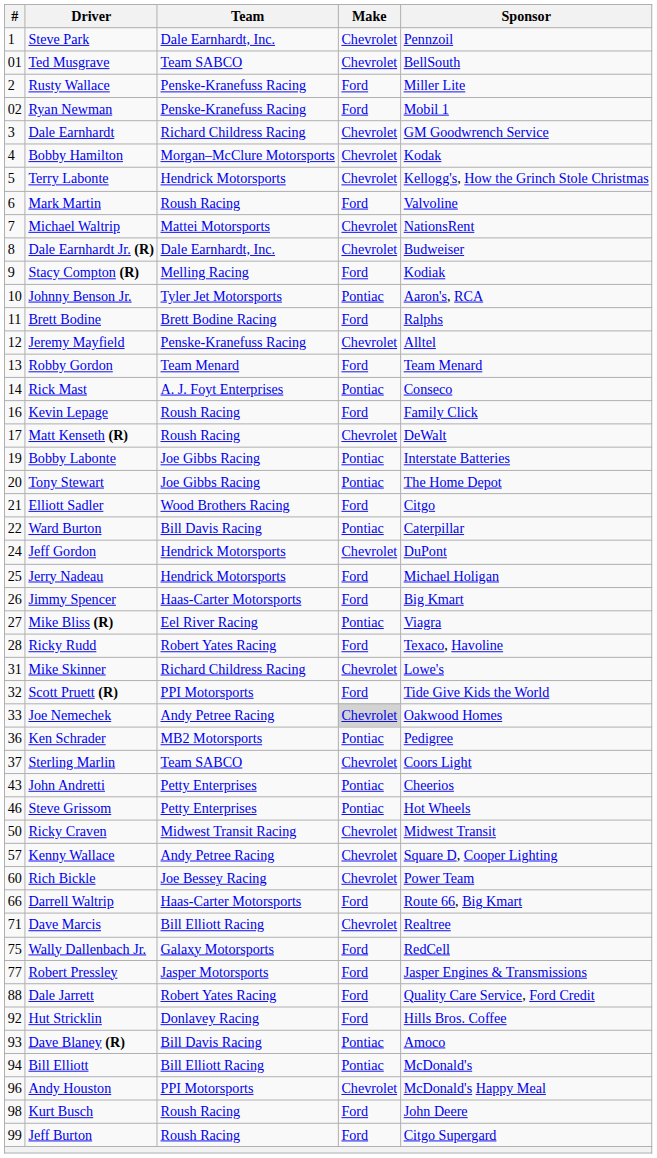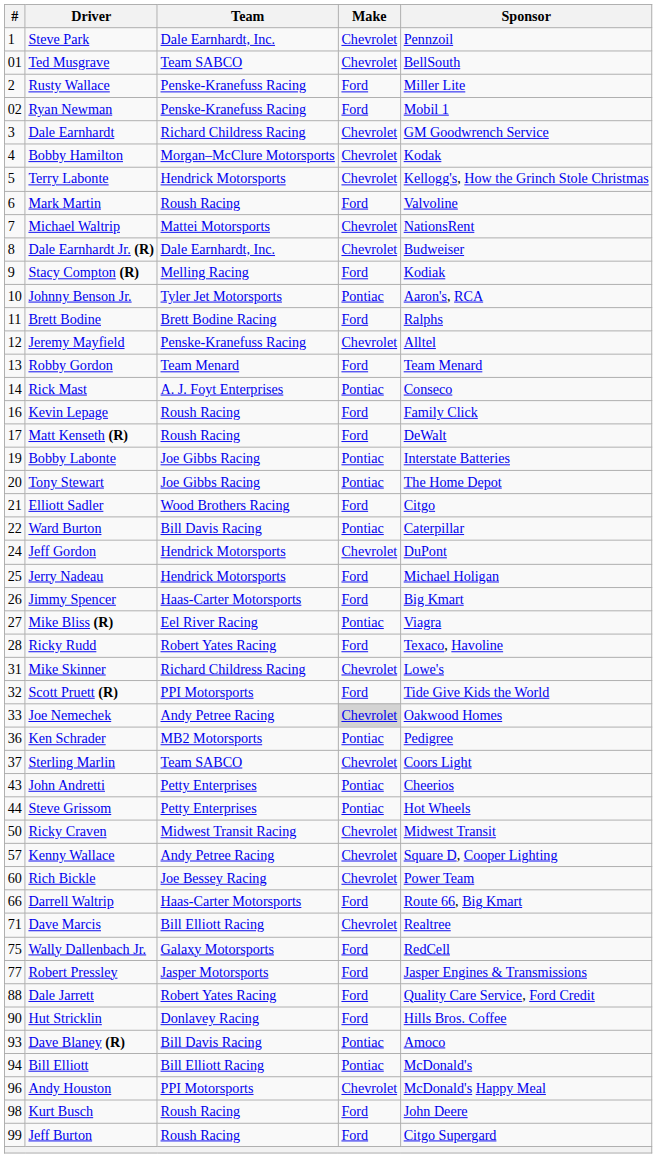(369, 435) Chevrolet -> (355, 435) Ford
(15, 808) 46 -> (15, 808) 44
(15, 1018) 92 -> (15, 1018) 90
